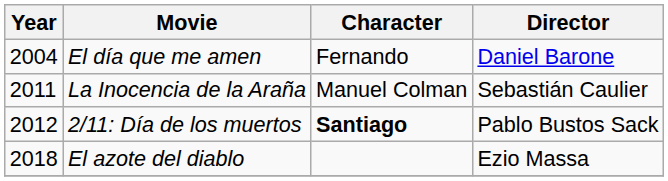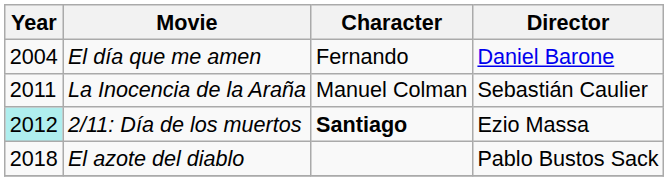(34, 125) no background -> (34, 125) paleturquoise background
(568, 125) Pablo Bustos Sack -> (533, 125) Ezio Massa
(533, 159) Ezio Massa -> (568, 159) Pablo Bustos Sack
